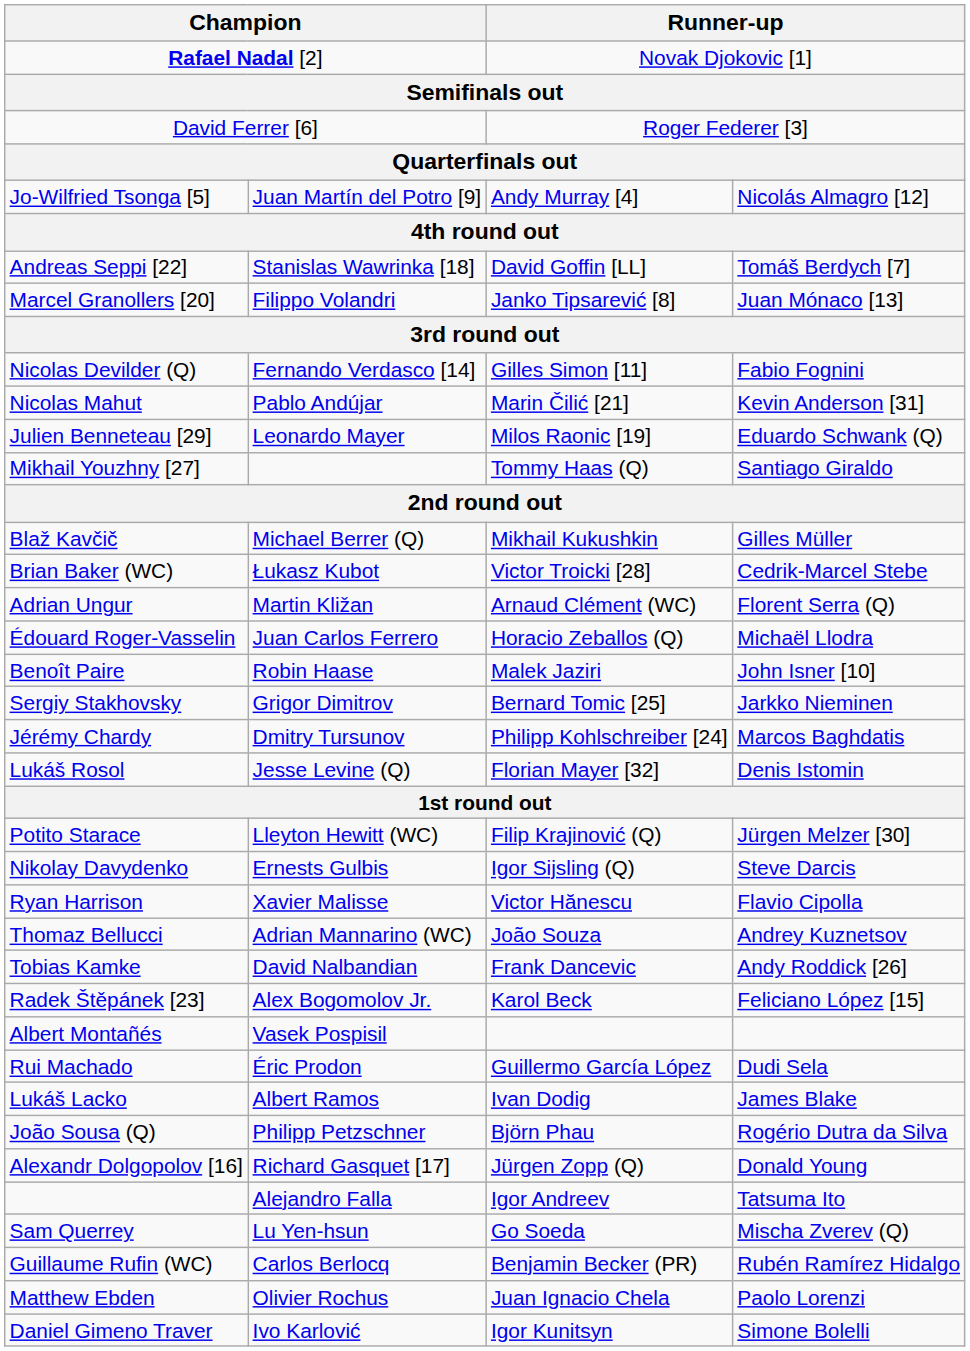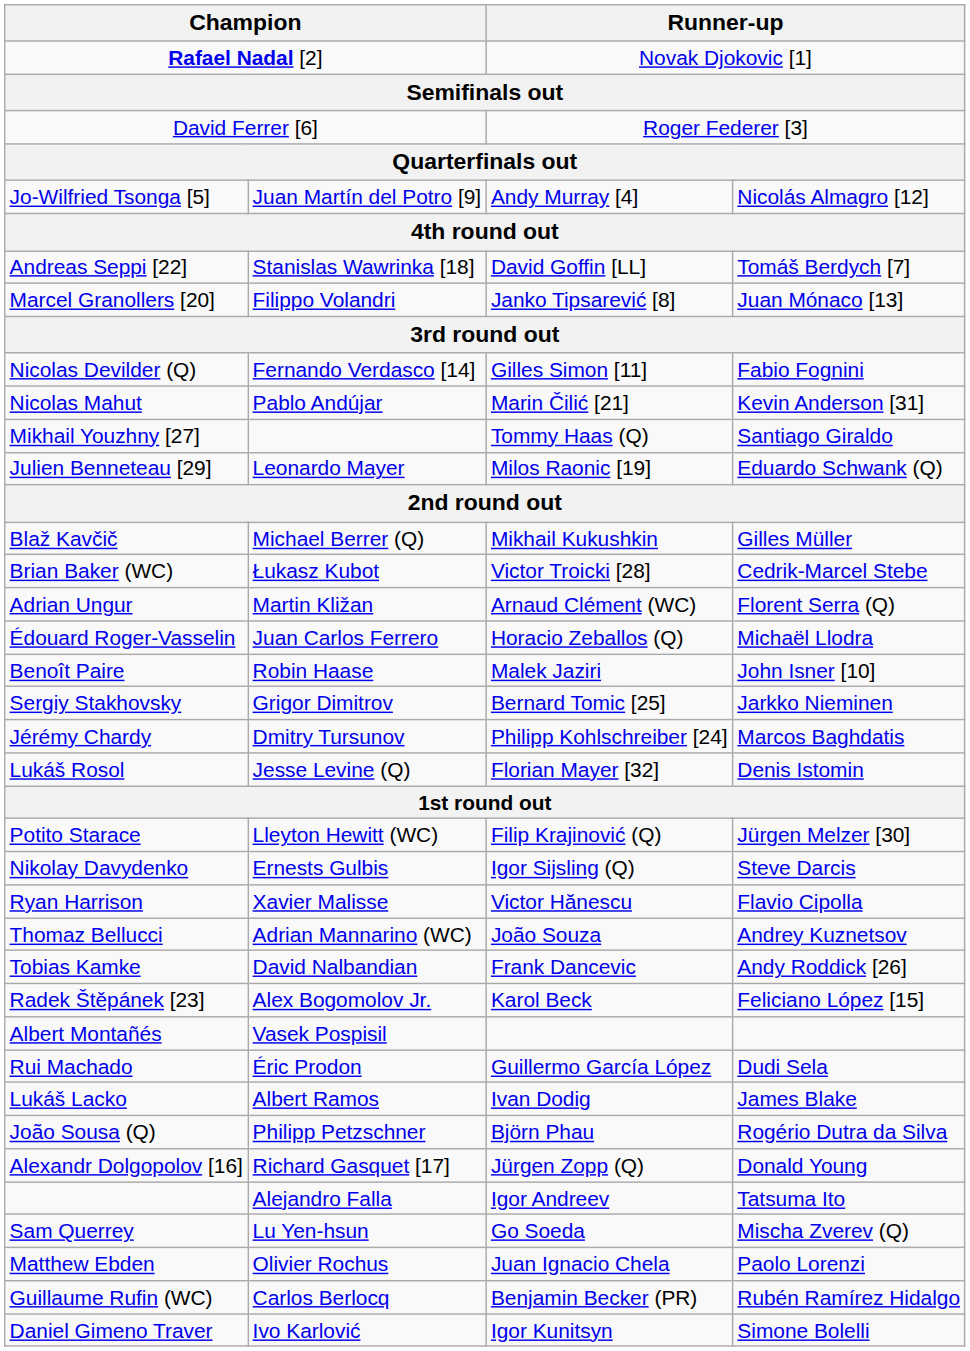rows swapped: (105, 469) <-> (111, 436)
rows swapped: (82, 1297) <-> (111, 1264)
